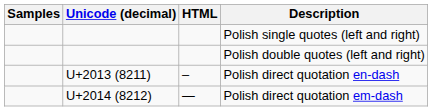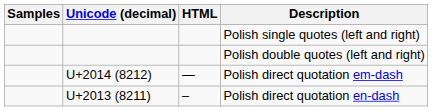rows swapped: (313, 95) <-> (311, 75)
